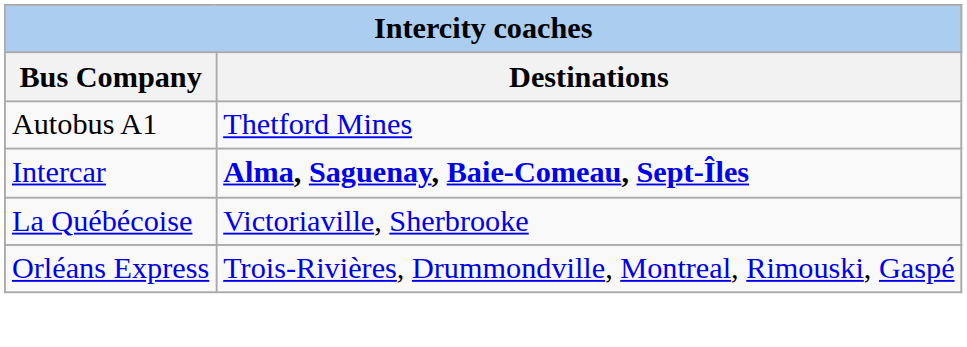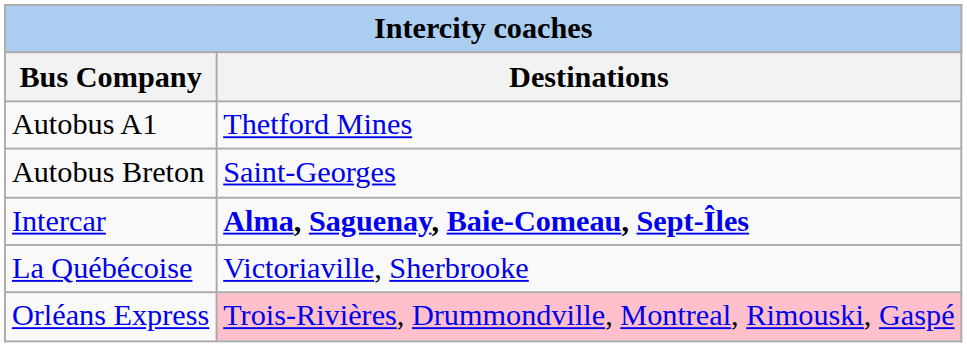+ row: (108, 172)
(589, 268) no background -> (589, 316) pink background
